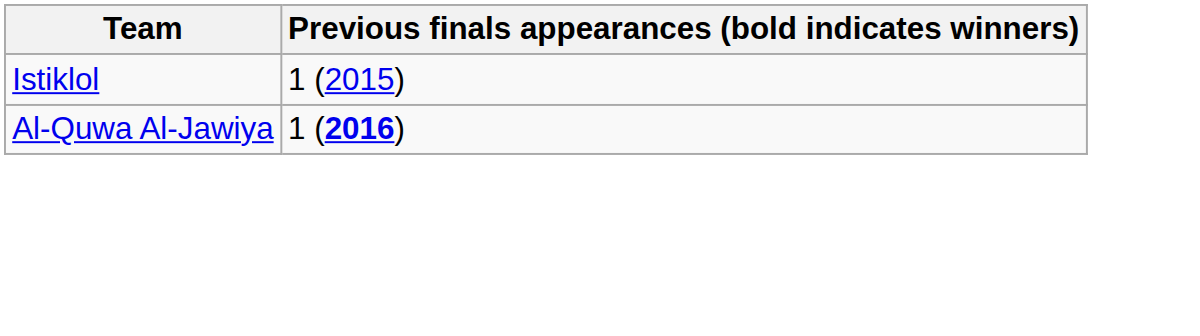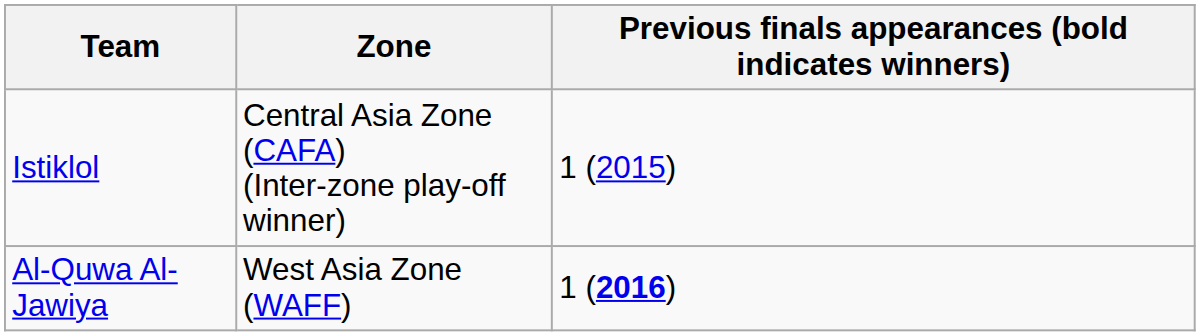+ column: (394, 47)
